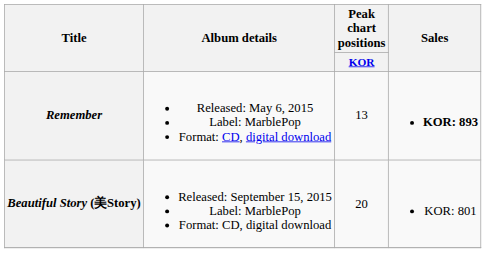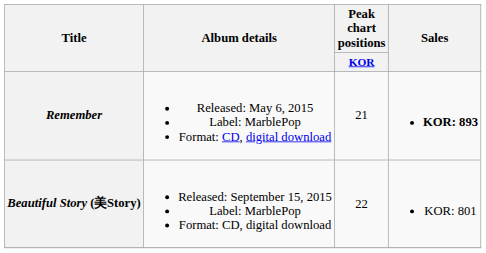(362, 115) 13 -> (362, 115) 21
(362, 203) 20 -> (362, 203) 22
